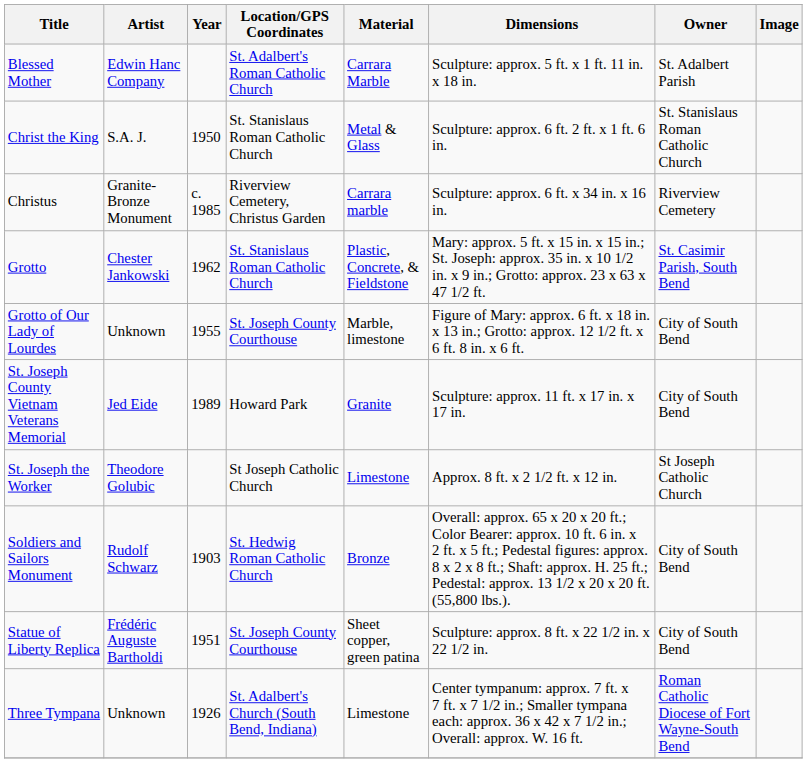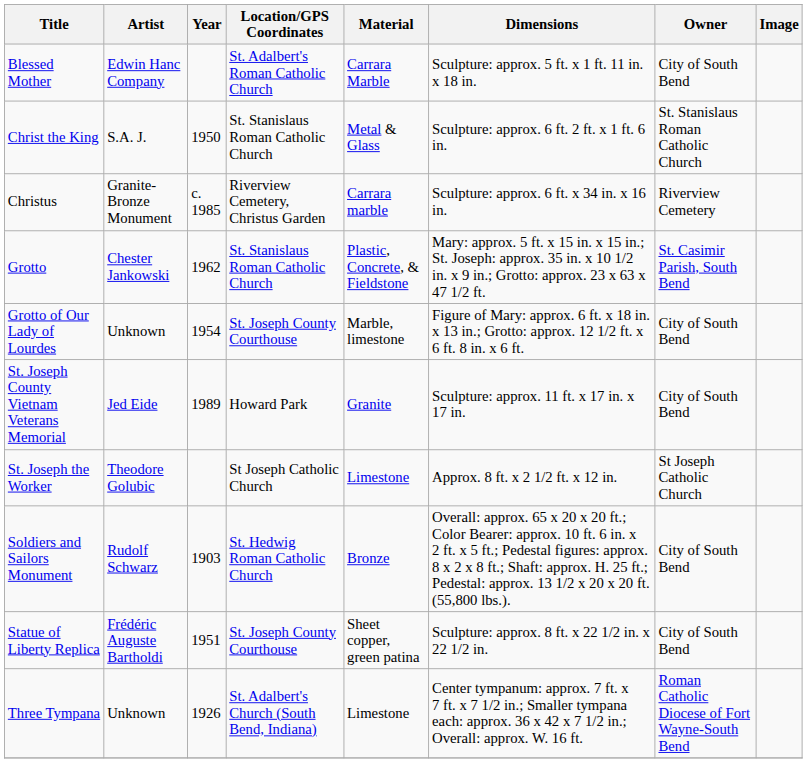(694, 72) St. Adalbert Parish -> (698, 72) City of South Bend
(206, 331) 1955 -> (206, 331) 1954
